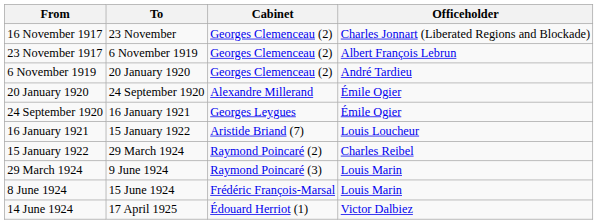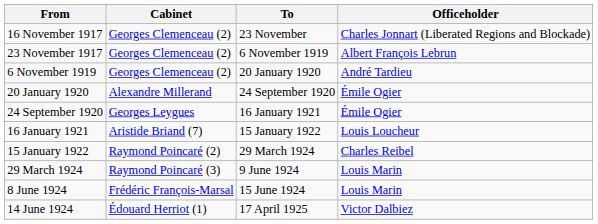columns swapped: (157, 14) <-> (273, 14)
